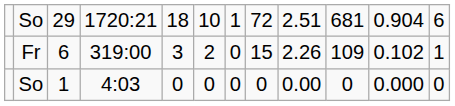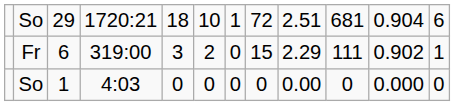(302, 52) 2.26 -> (302, 52) 2.29
(347, 52) 109 -> (347, 52) 111
(399, 52) 0.102 -> (399, 52) 0.902
